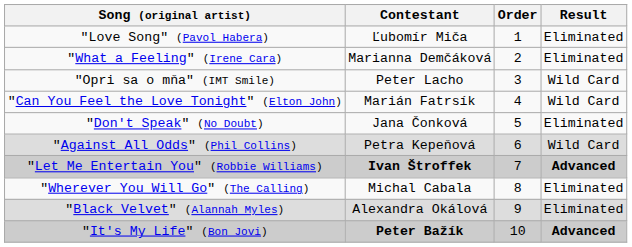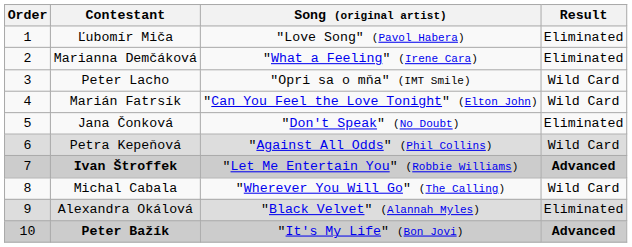columns swapped: (518, 15) <-> (175, 15)
(584, 188) Eliminated -> (584, 188) Wild Card
